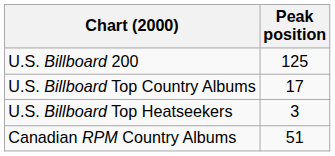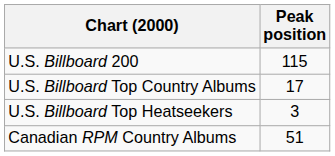(295, 61) 125 -> (295, 61) 115
